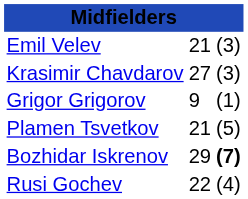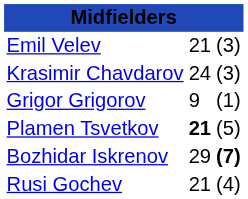(200, 73) 27 -> (200, 73) 24
(200, 128) normal -> (200, 128) bold
(200, 184) 22 -> (200, 184) 21
